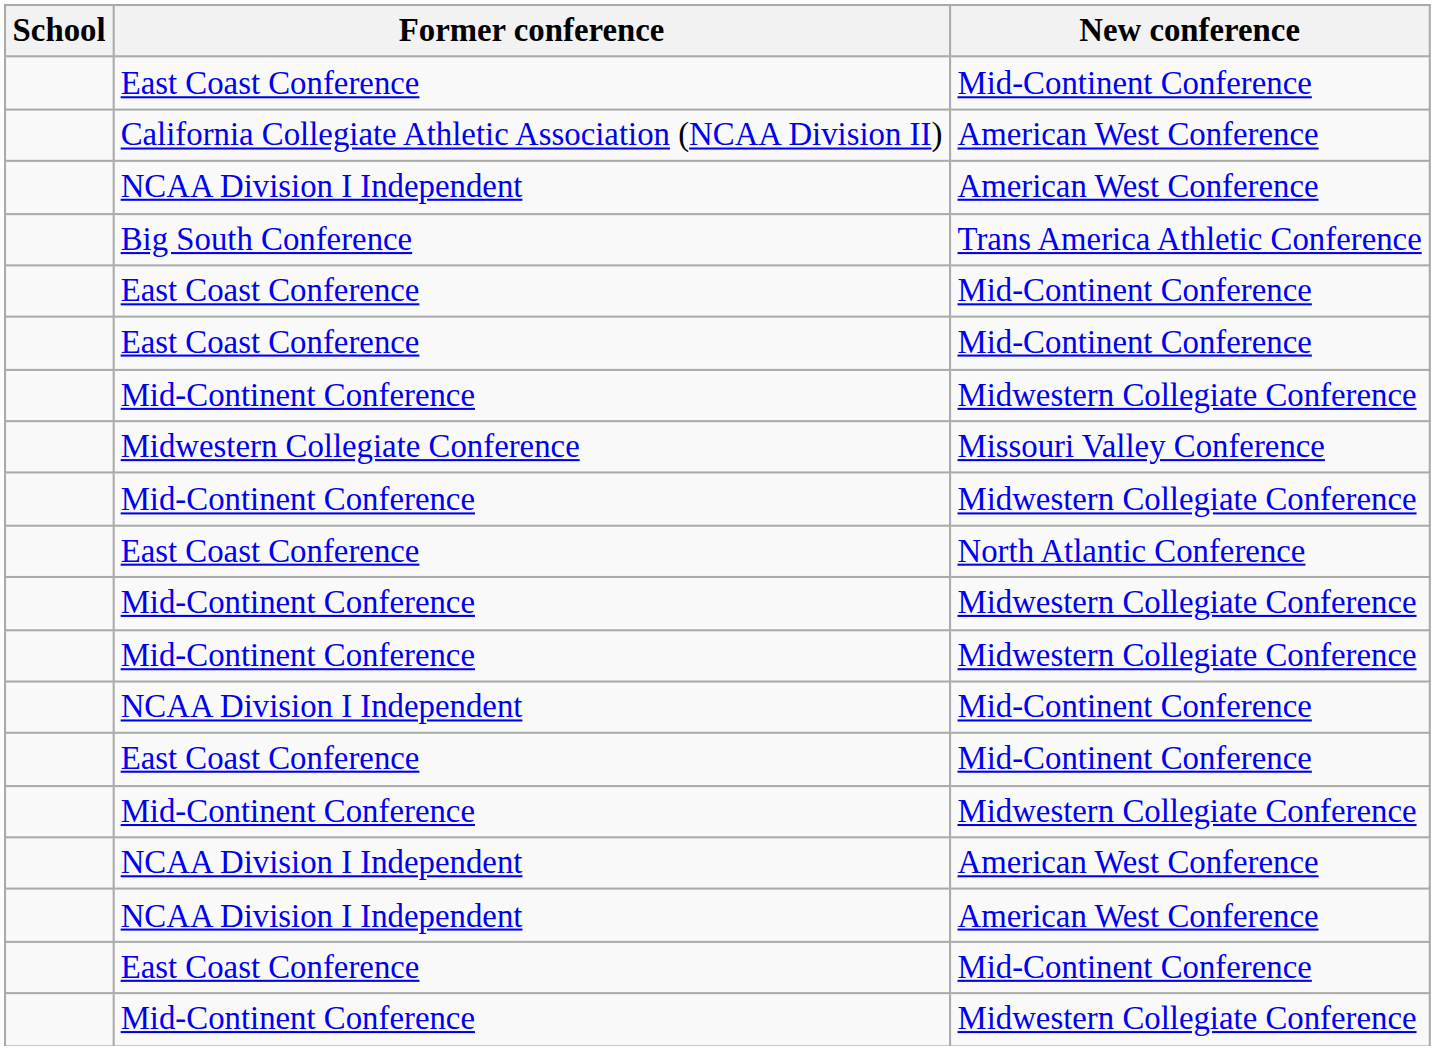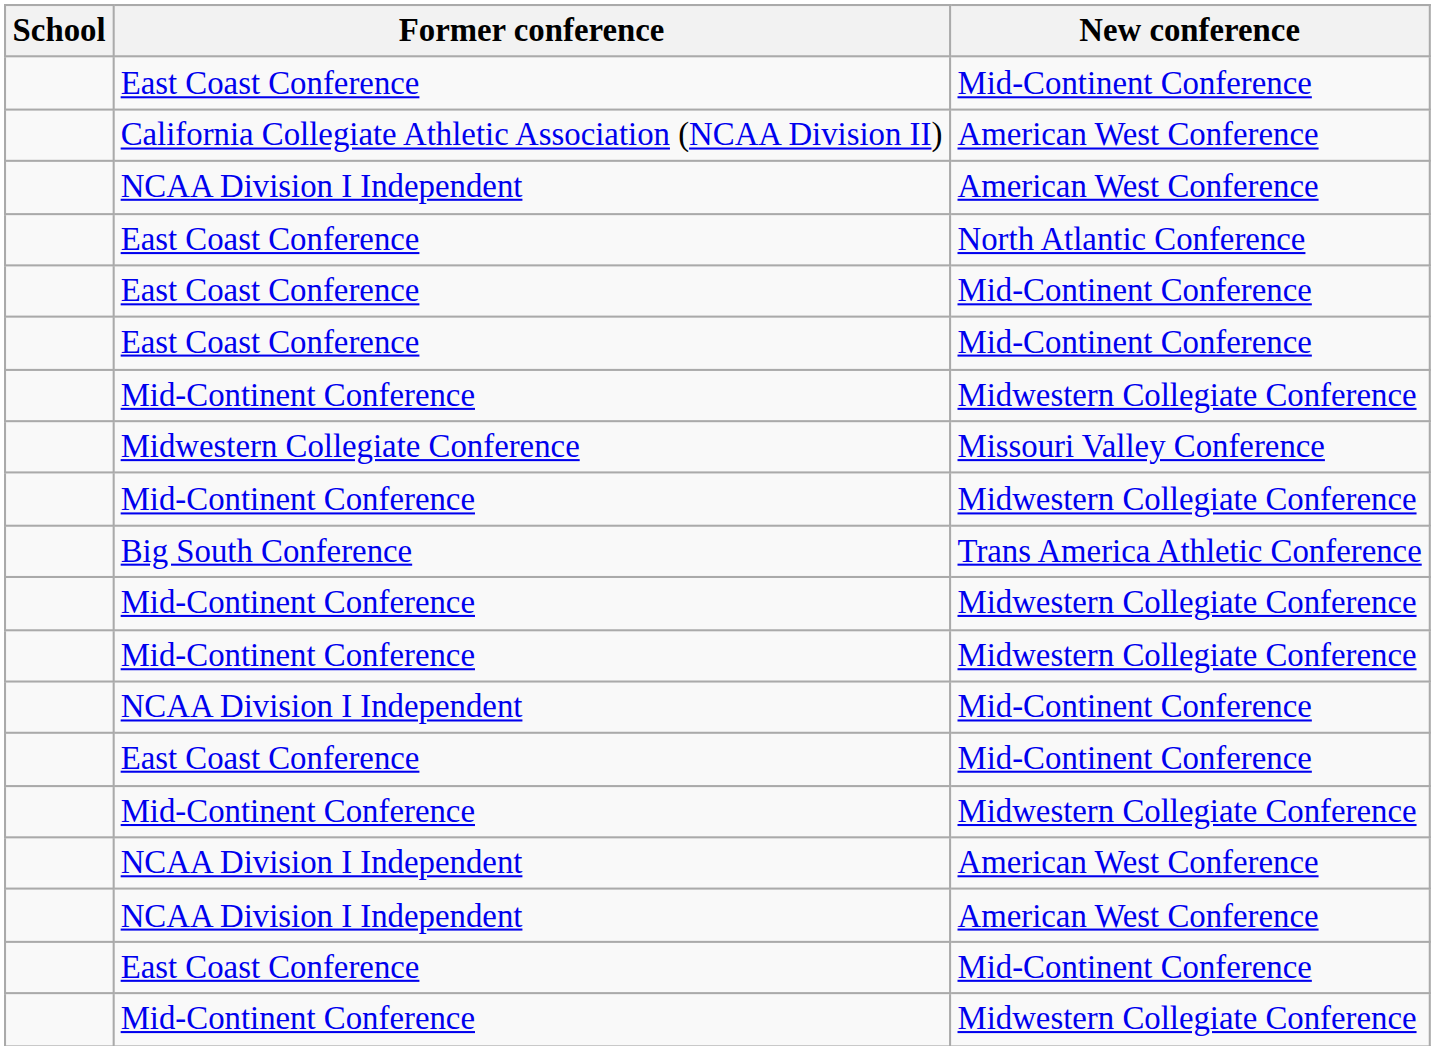rows swapped: (266, 238) <-> (270, 550)
